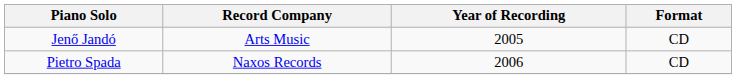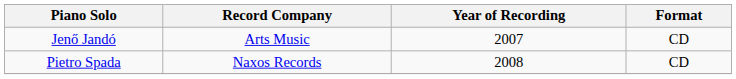(509, 39) 2005 -> (509, 39) 2007
(509, 62) 2006 -> (509, 62) 2008
